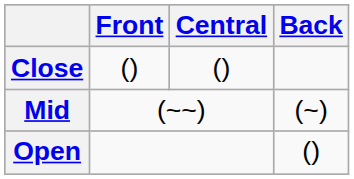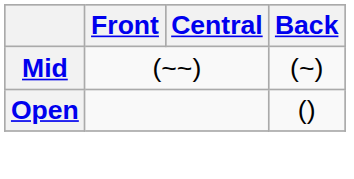- row: (47, 67)
